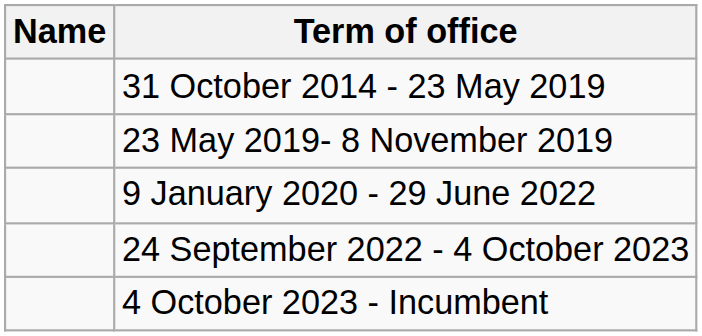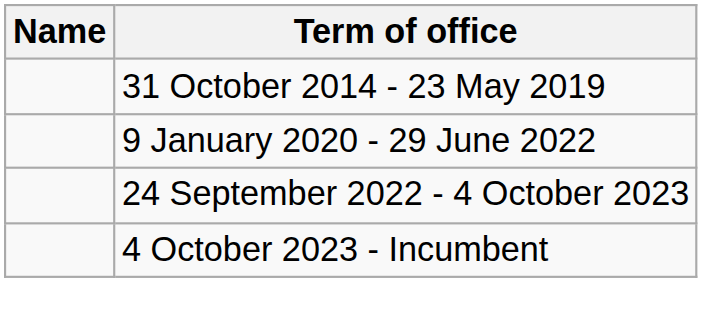- row: (368, 140)
